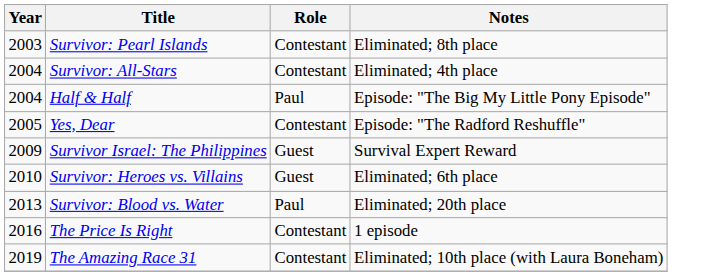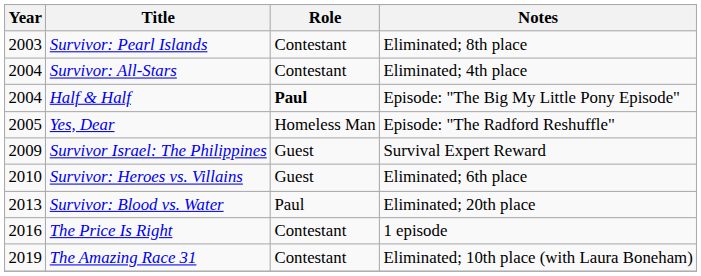(289, 97) normal -> (291, 97) bold
(310, 124) Contestant -> (325, 124) Homeless Man
